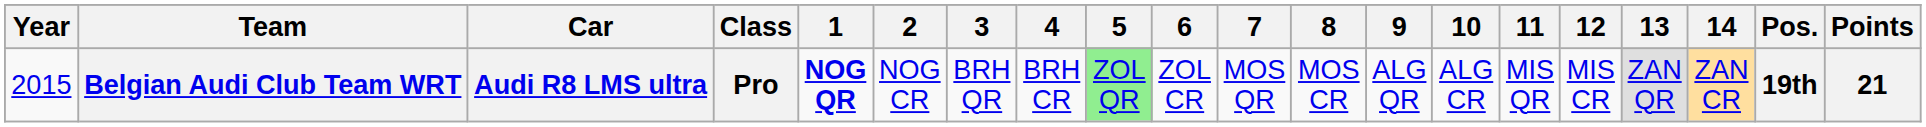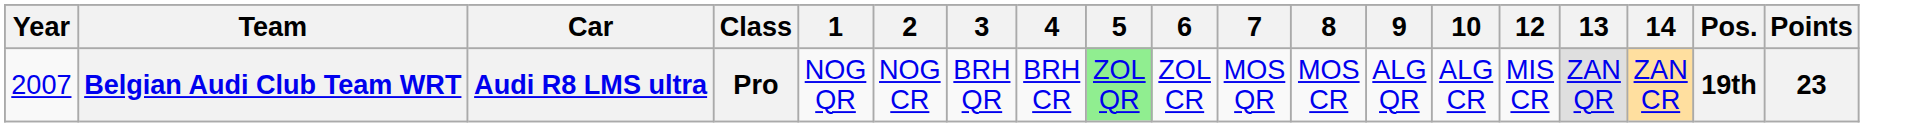- column: (1530, 27)
(41, 85) 2015 -> (41, 85) 2007
(836, 85) bold -> (836, 85) normal
(1872, 85) 21 -> (1812, 85) 23
